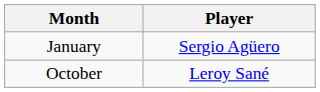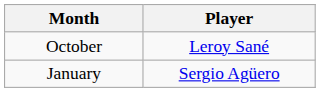rows swapped: (74, 73) <-> (74, 45)
